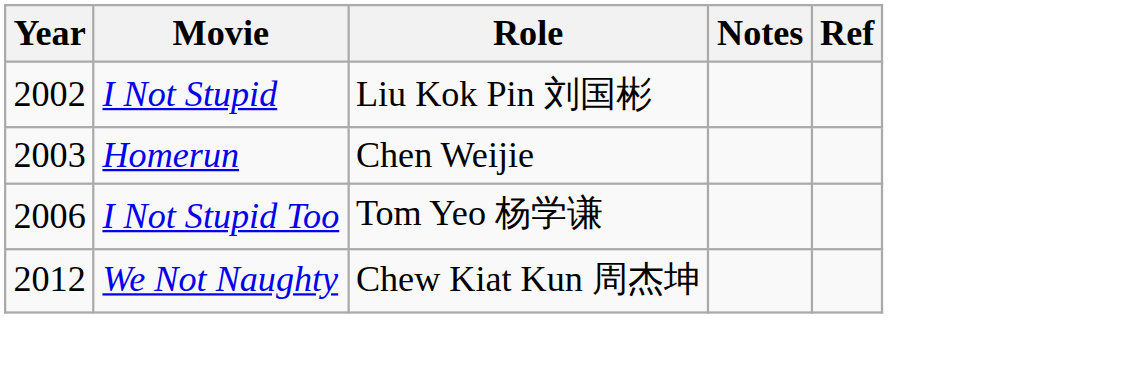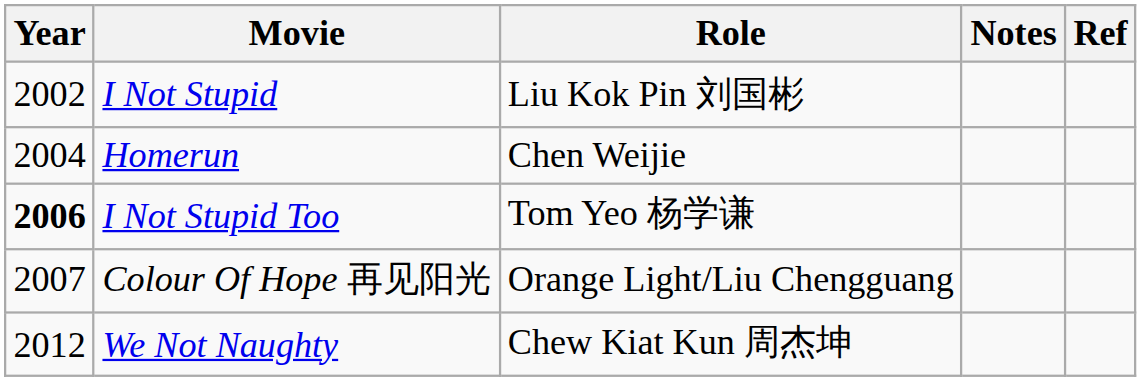(50, 154) 2003 -> (50, 154) 2004
(50, 215) normal -> (50, 215) bold
+ row: (297, 278)
